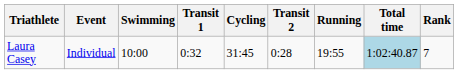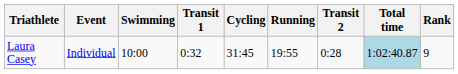columns swapped: (291, 20) <-> (339, 20)
(426, 52) 7 -> (426, 52) 9
